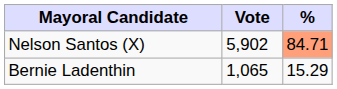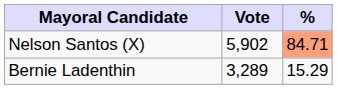(247, 71) 1,065 -> (247, 71) 3,289
